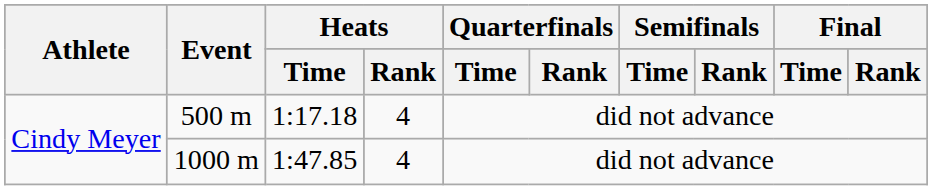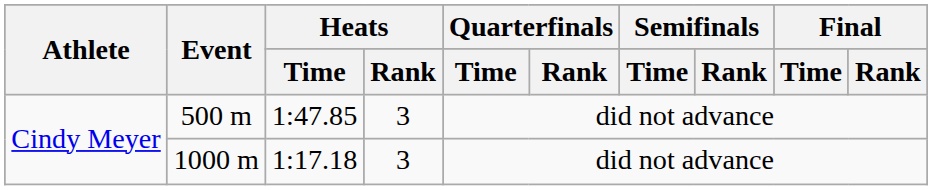(315, 116) 1:17.18 -> (315, 116) 1:47.85
(403, 116) 4 -> (403, 116) 3
(315, 160) 1:47.85 -> (315, 160) 1:17.18
(403, 160) 4 -> (403, 160) 3
